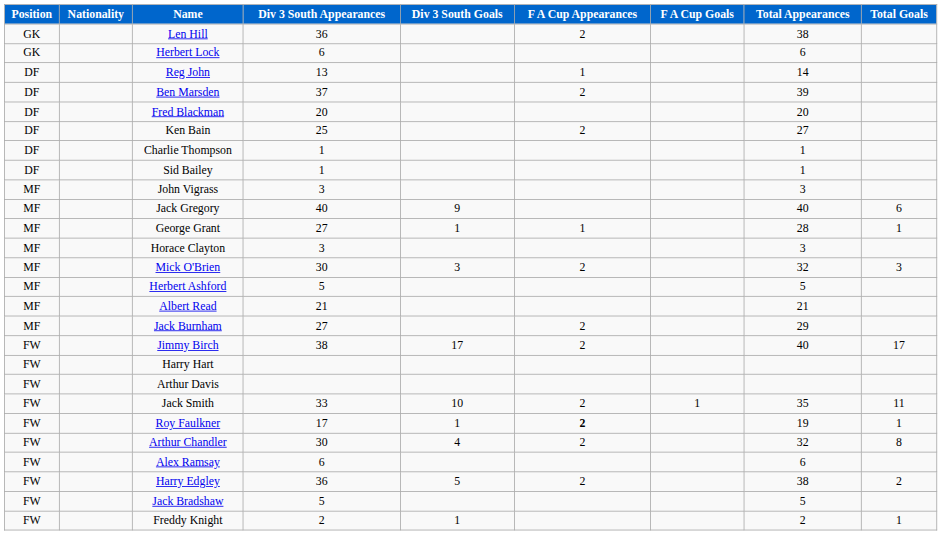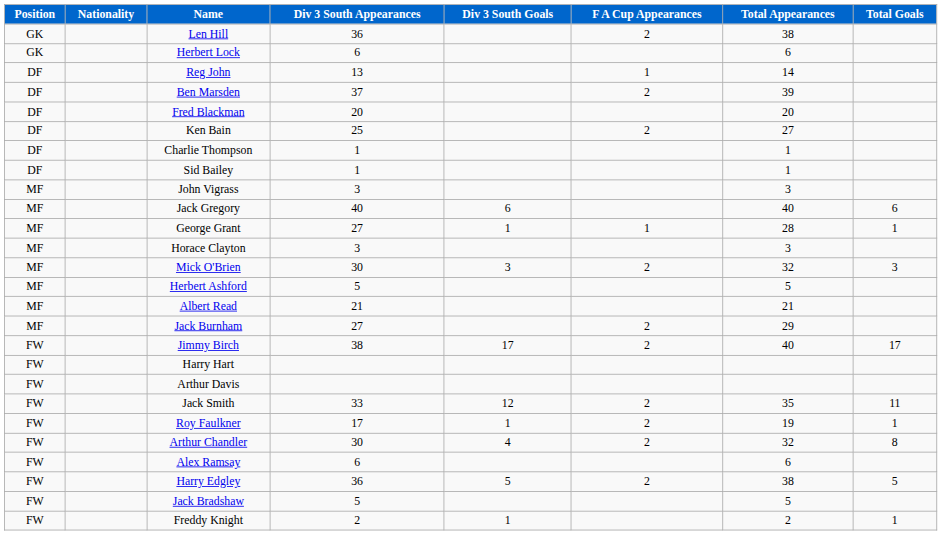- column: (697, 14)
(457, 209) 9 -> (508, 209) 6
(457, 404) 10 -> (508, 404) 12
(582, 423) bold -> (647, 423) normal
(899, 482) 2 -> (895, 482) 5
